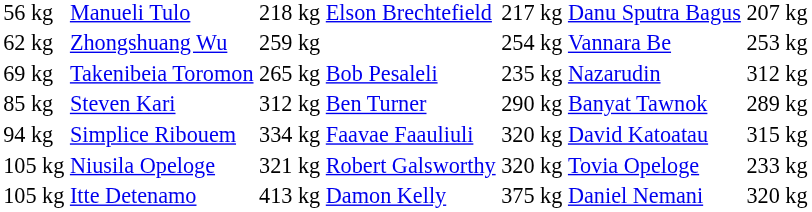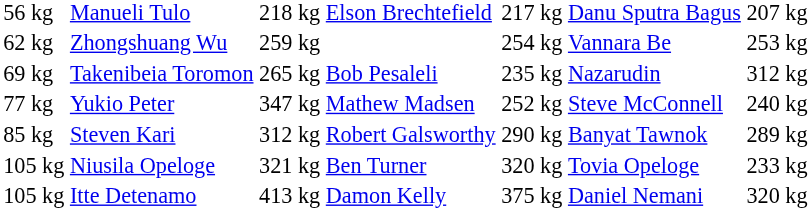+ row: (122, 104)
(376, 104) Ben Turner -> (411, 134) Robert Galsworthy
- row: (153, 134)
(411, 165) Robert Galsworthy -> (376, 165) Ben Turner
